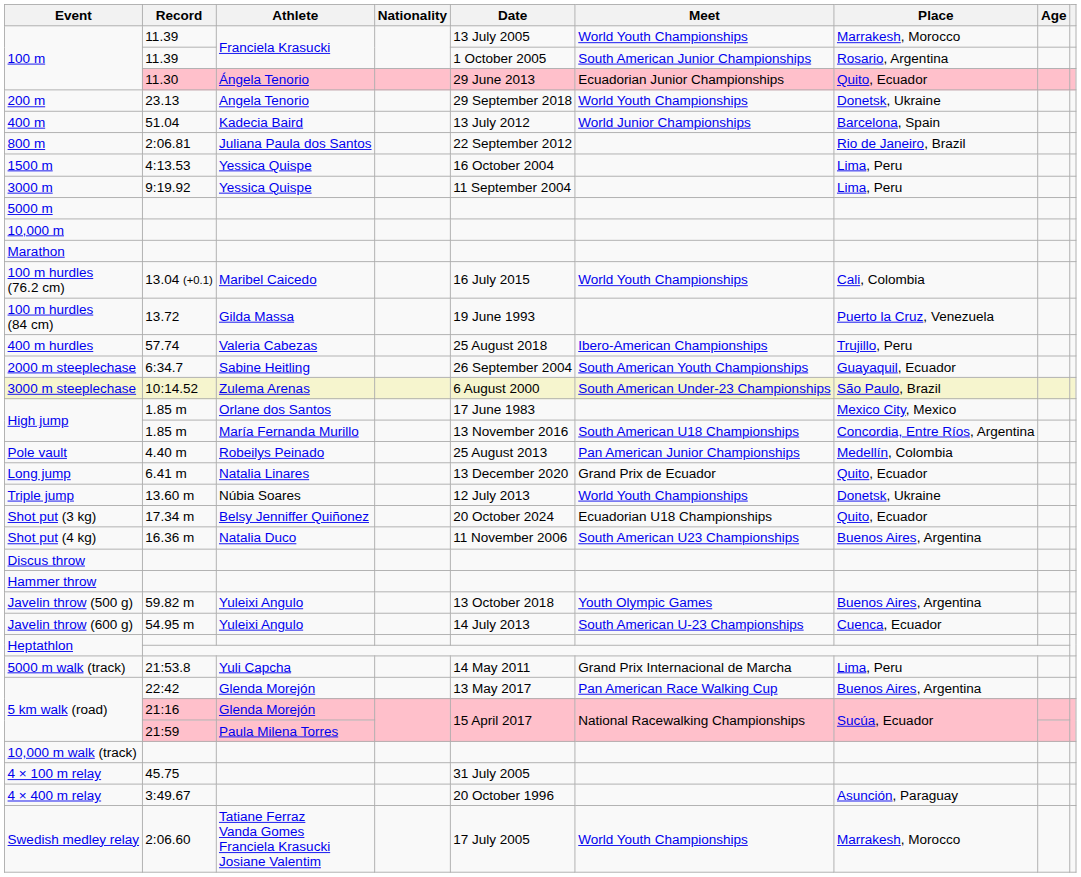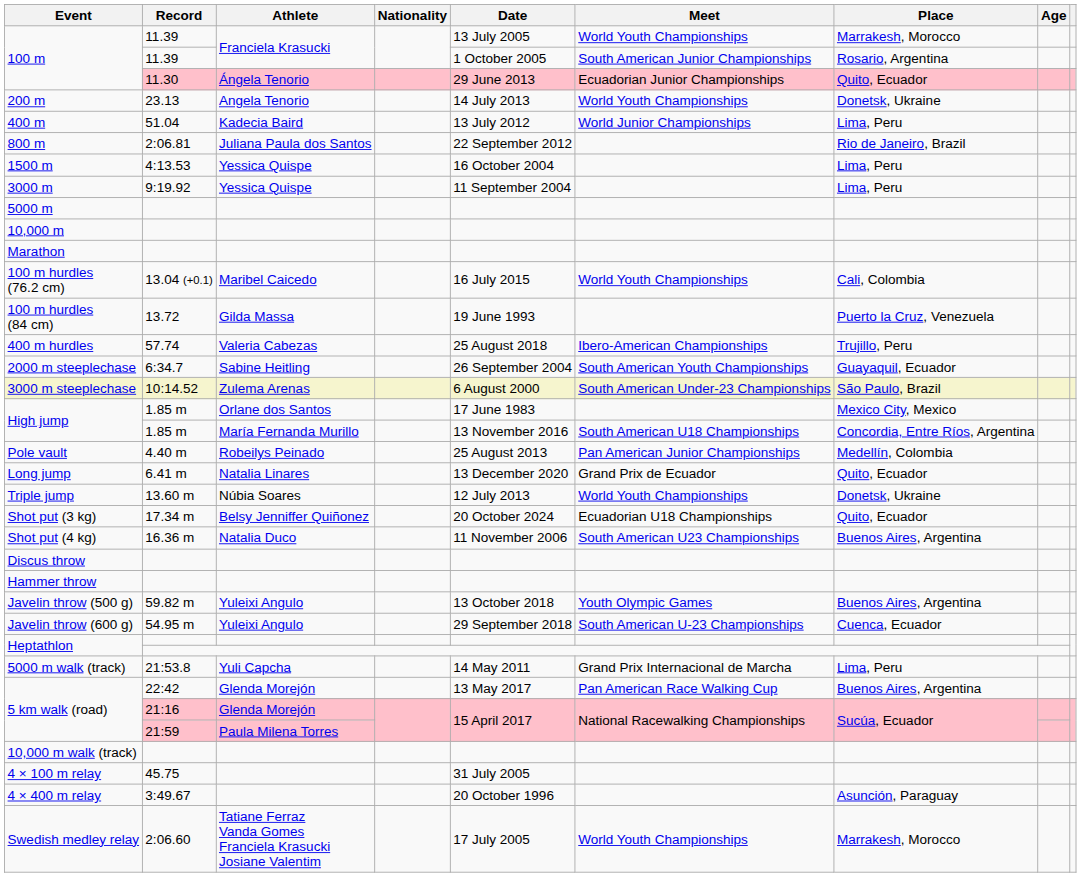(513, 101) 29 September 2018 -> (492, 101) 14 July 2013
(888, 122) Barcelona, Spain -> (870, 122) Lima, Peru
(492, 624) 14 July 2013 -> (513, 624) 29 September 2018
